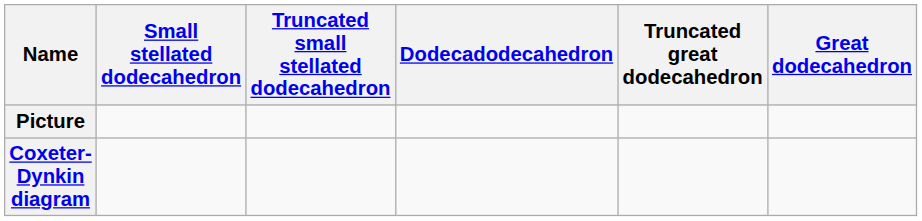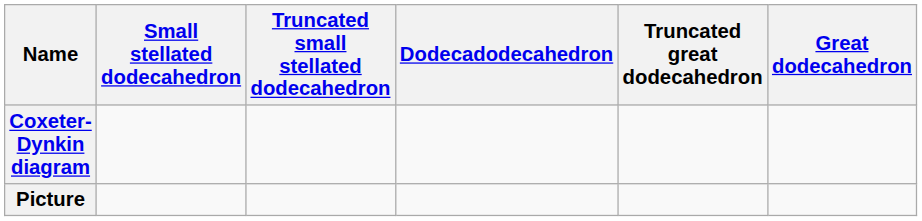rows swapped: (51, 176) <-> (51, 121)
